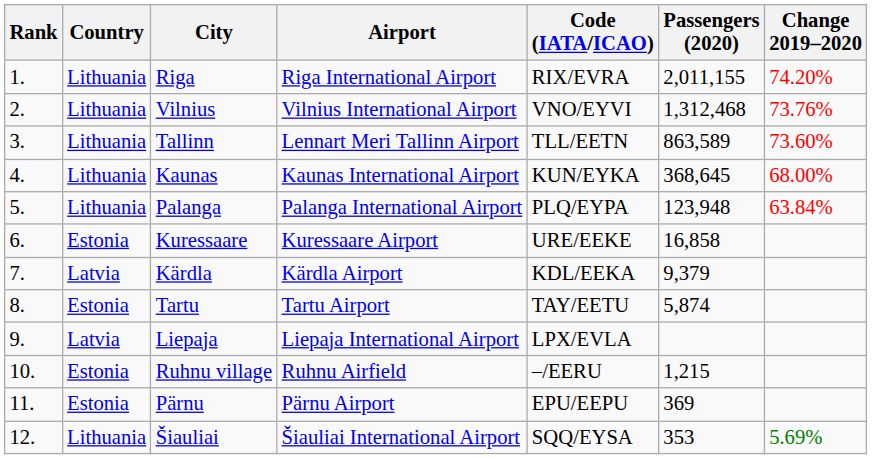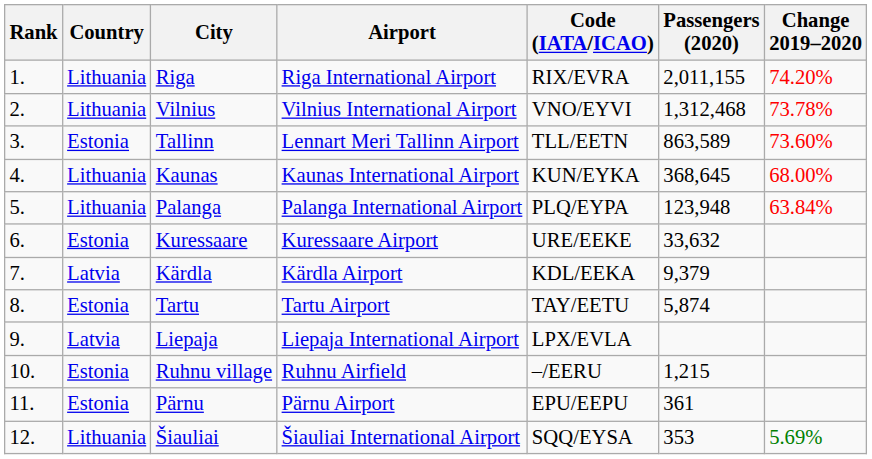(801, 109) 73.76% -> (801, 109) 73.78%
(107, 142) Lithuania -> (98, 142) Estonia
(692, 240) 16,858 -> (692, 240) 33,632
(679, 404) 369 -> (679, 404) 361
